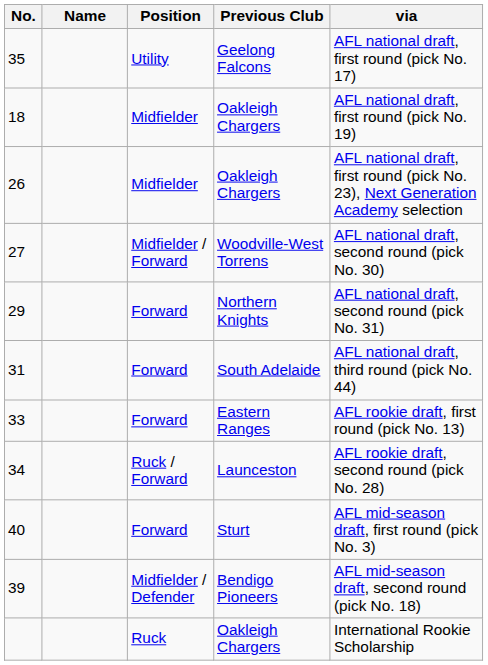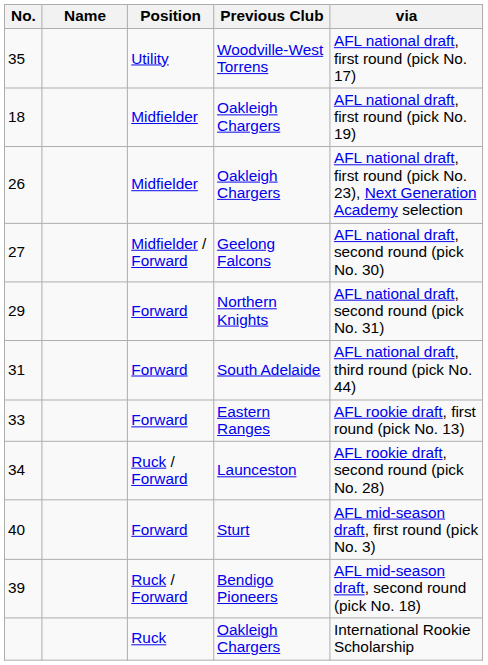(246, 58) Geelong Falcons -> (270, 58) Woodville-West Torrens
(270, 252) Woodville-West Torrens -> (246, 252) Geelong Falcons
(169, 588) Midfielder / Defender -> (159, 588) Ruck / Forward
